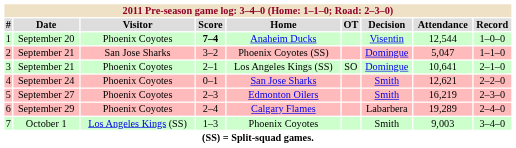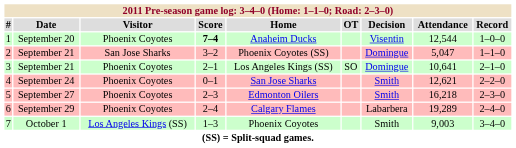(443, 95) 16,219 -> (443, 95) 16,218
